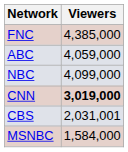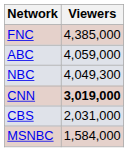(92, 75) 4,099,000 -> (92, 75) 4,049,300
(92, 116) 2,031,001 -> (92, 116) 2,031,000
